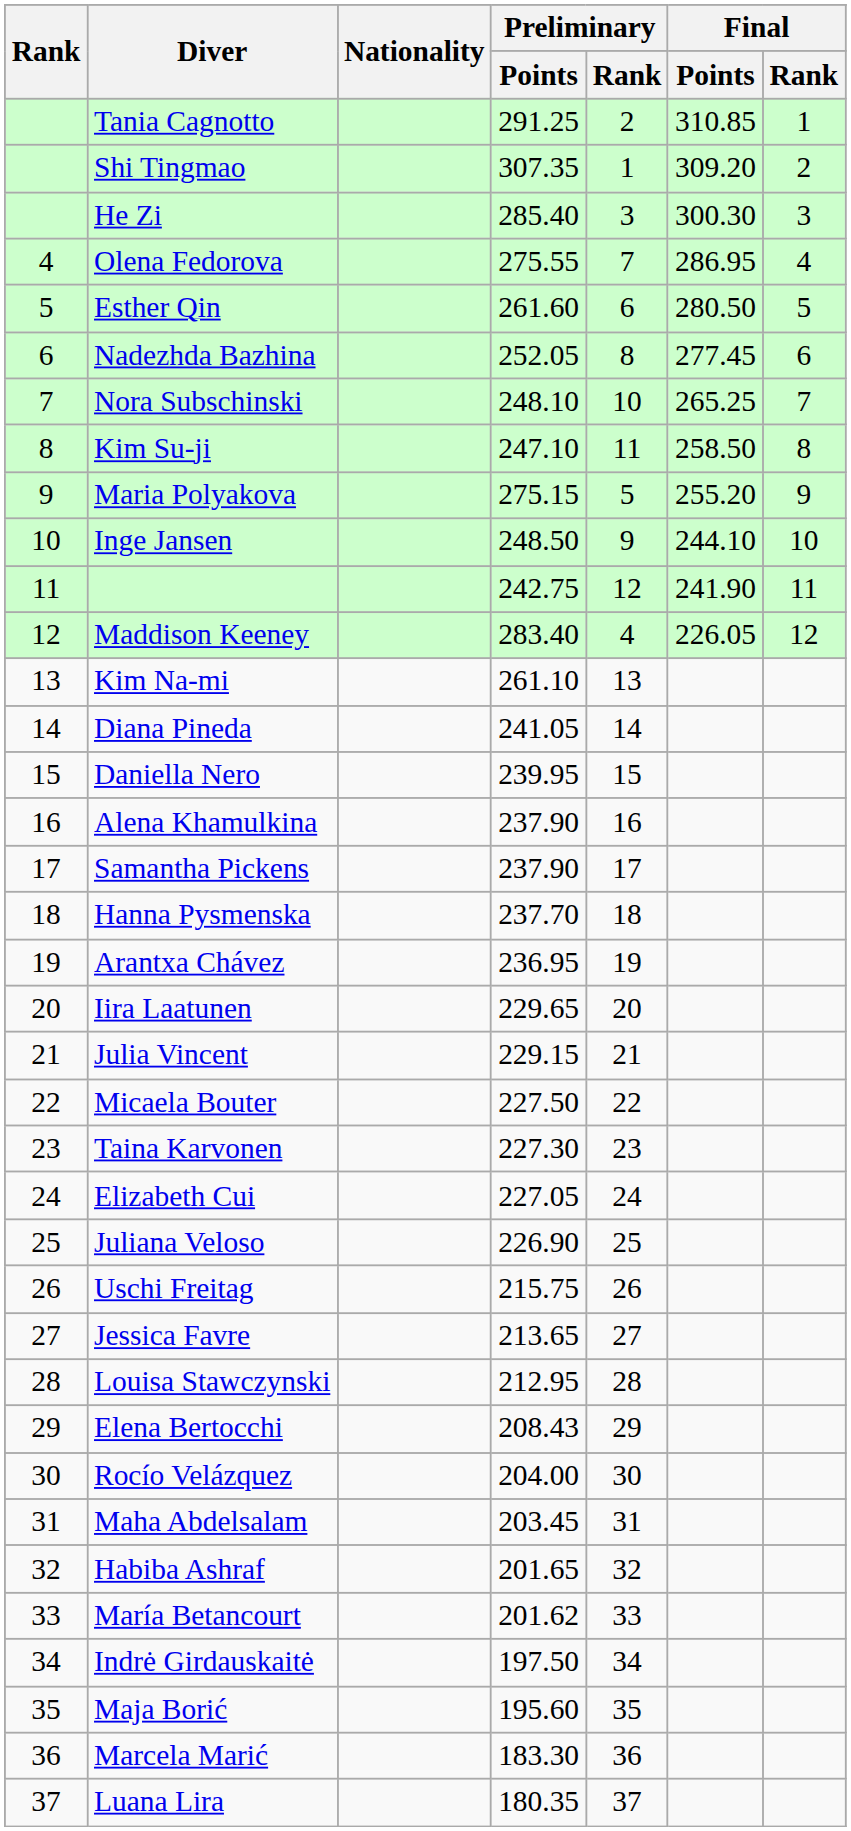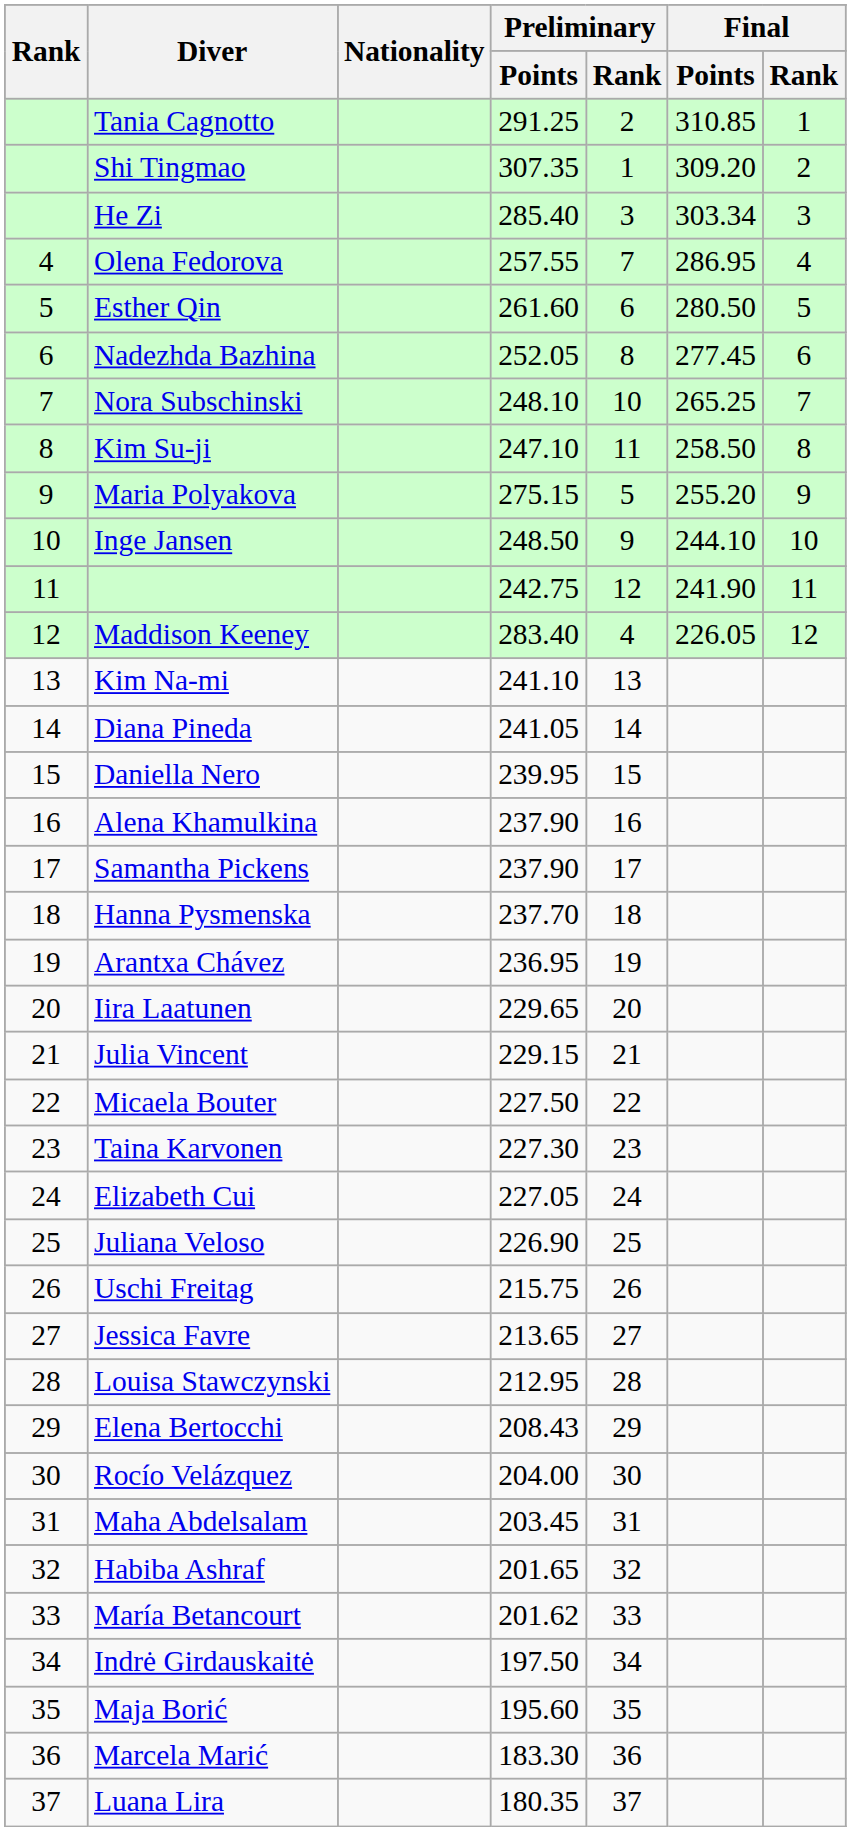(715, 214) 300.30 -> (715, 214) 303.34
(539, 261) 275.55 -> (539, 261) 257.55
(539, 681) 261.10 -> (539, 681) 241.10
